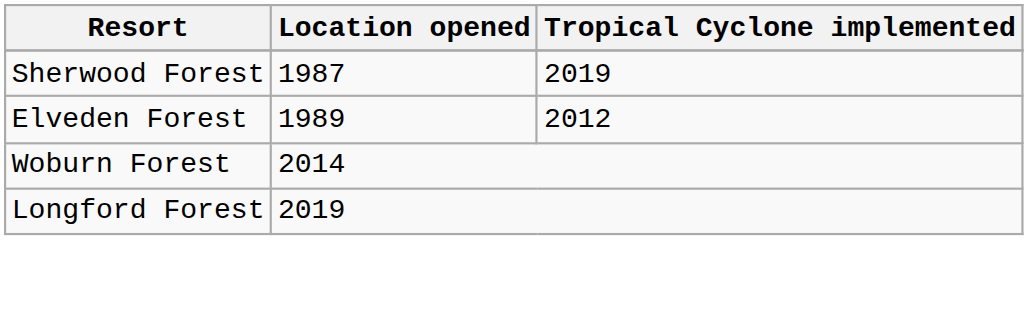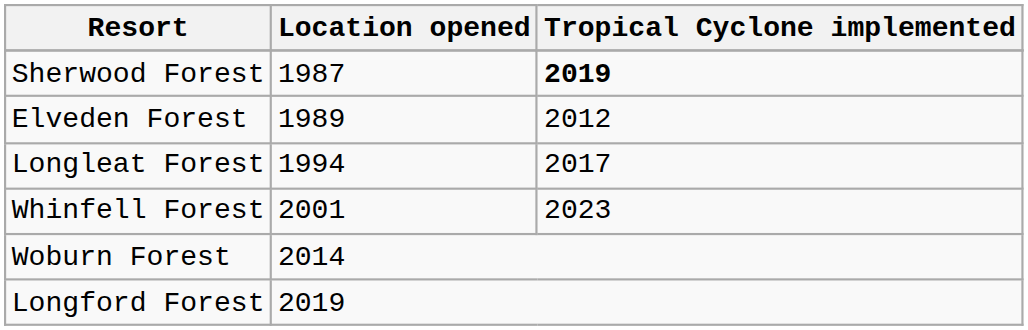(578, 74) normal -> (578, 74) bold
+ row: (138, 165)
+ row: (138, 211)
